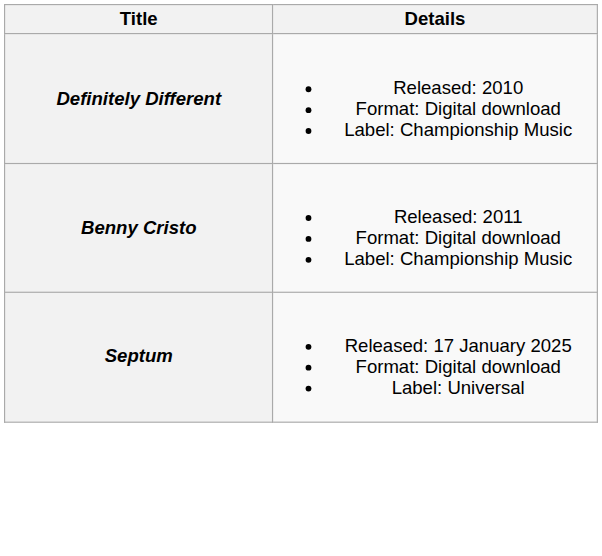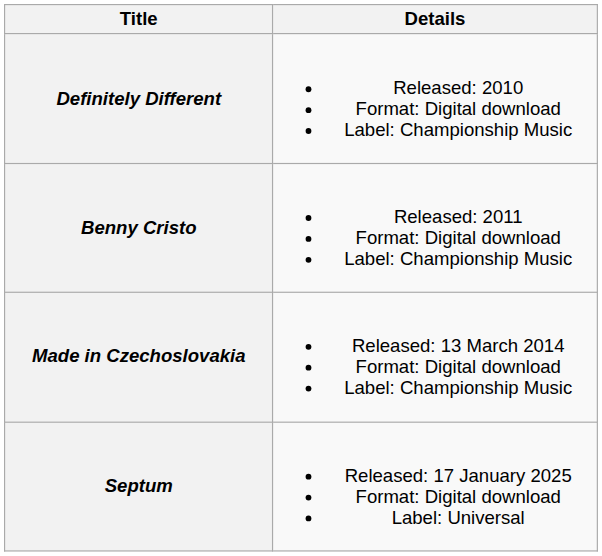+ row: (139, 356)
